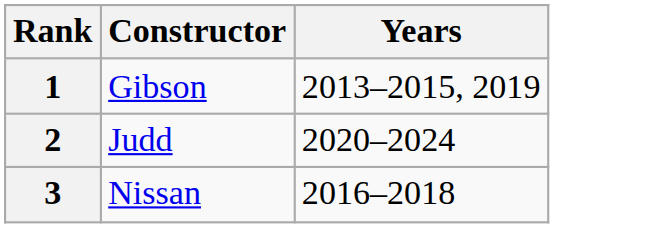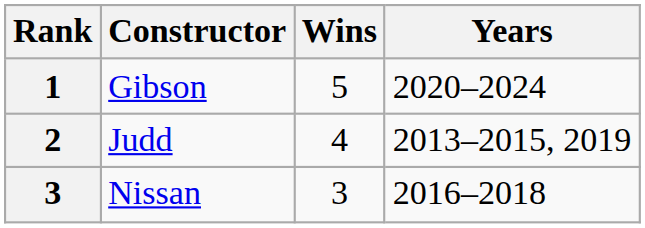+ column: (339, 31)
(421, 85) 2013–2015, 2019 -> (469, 85) 2020–2024
(379, 139) 2020–2024 -> (512, 139) 2013–2015, 2019
